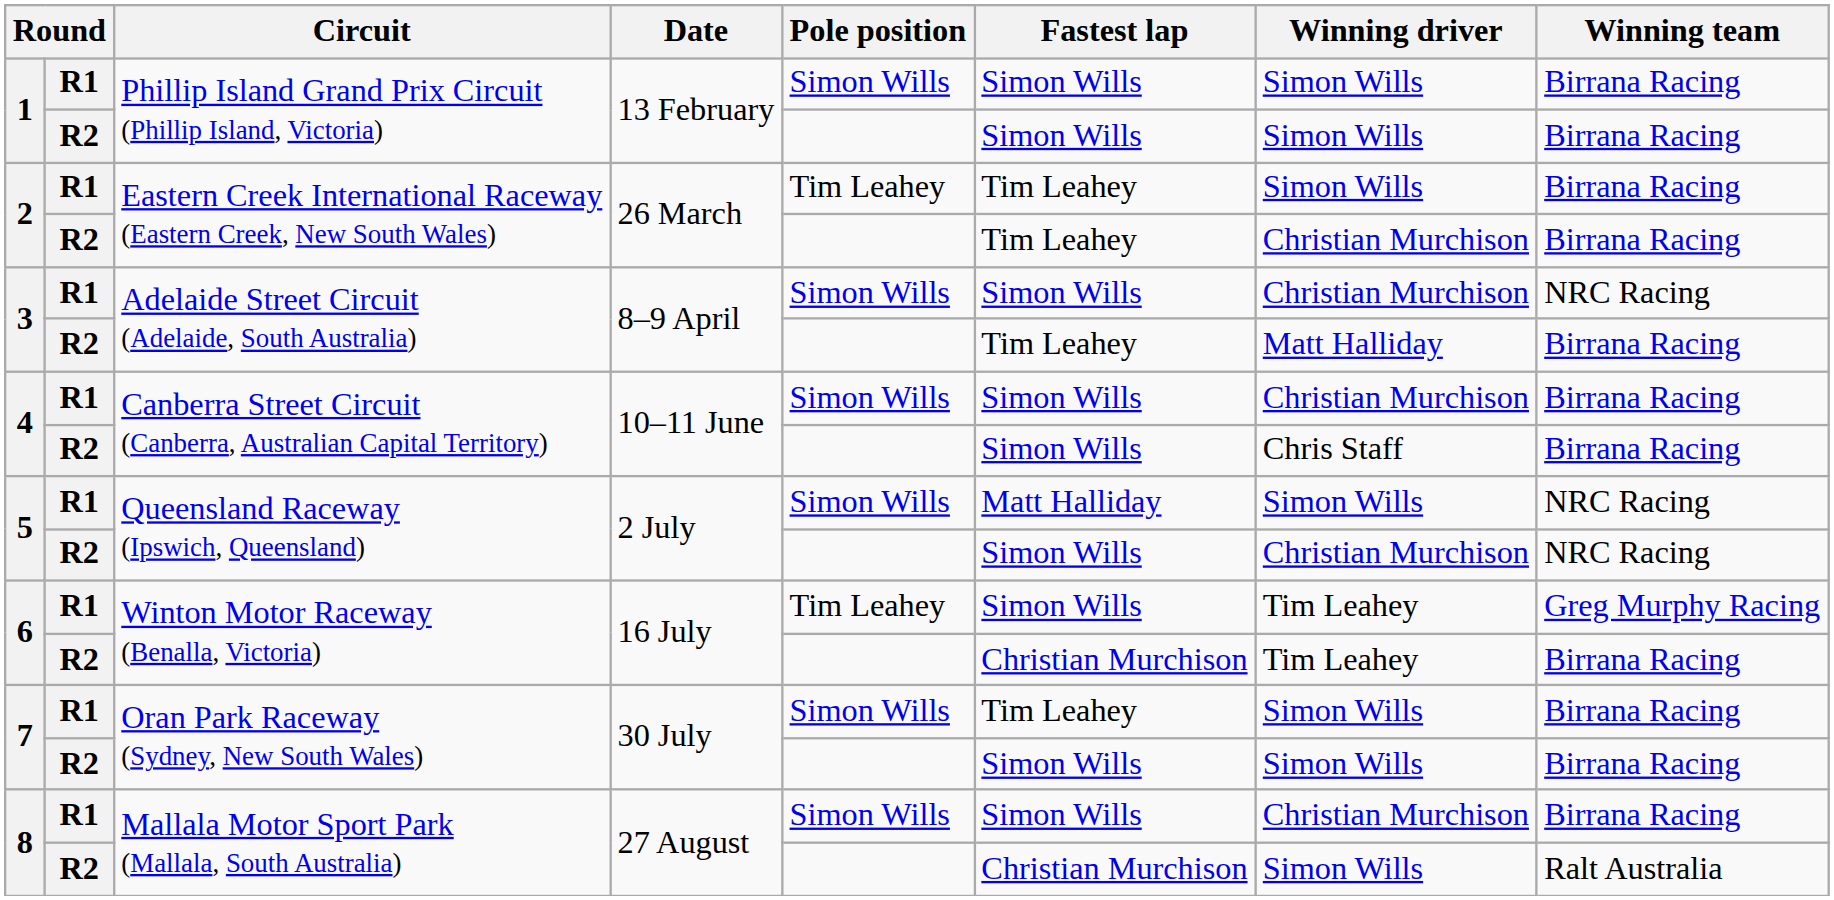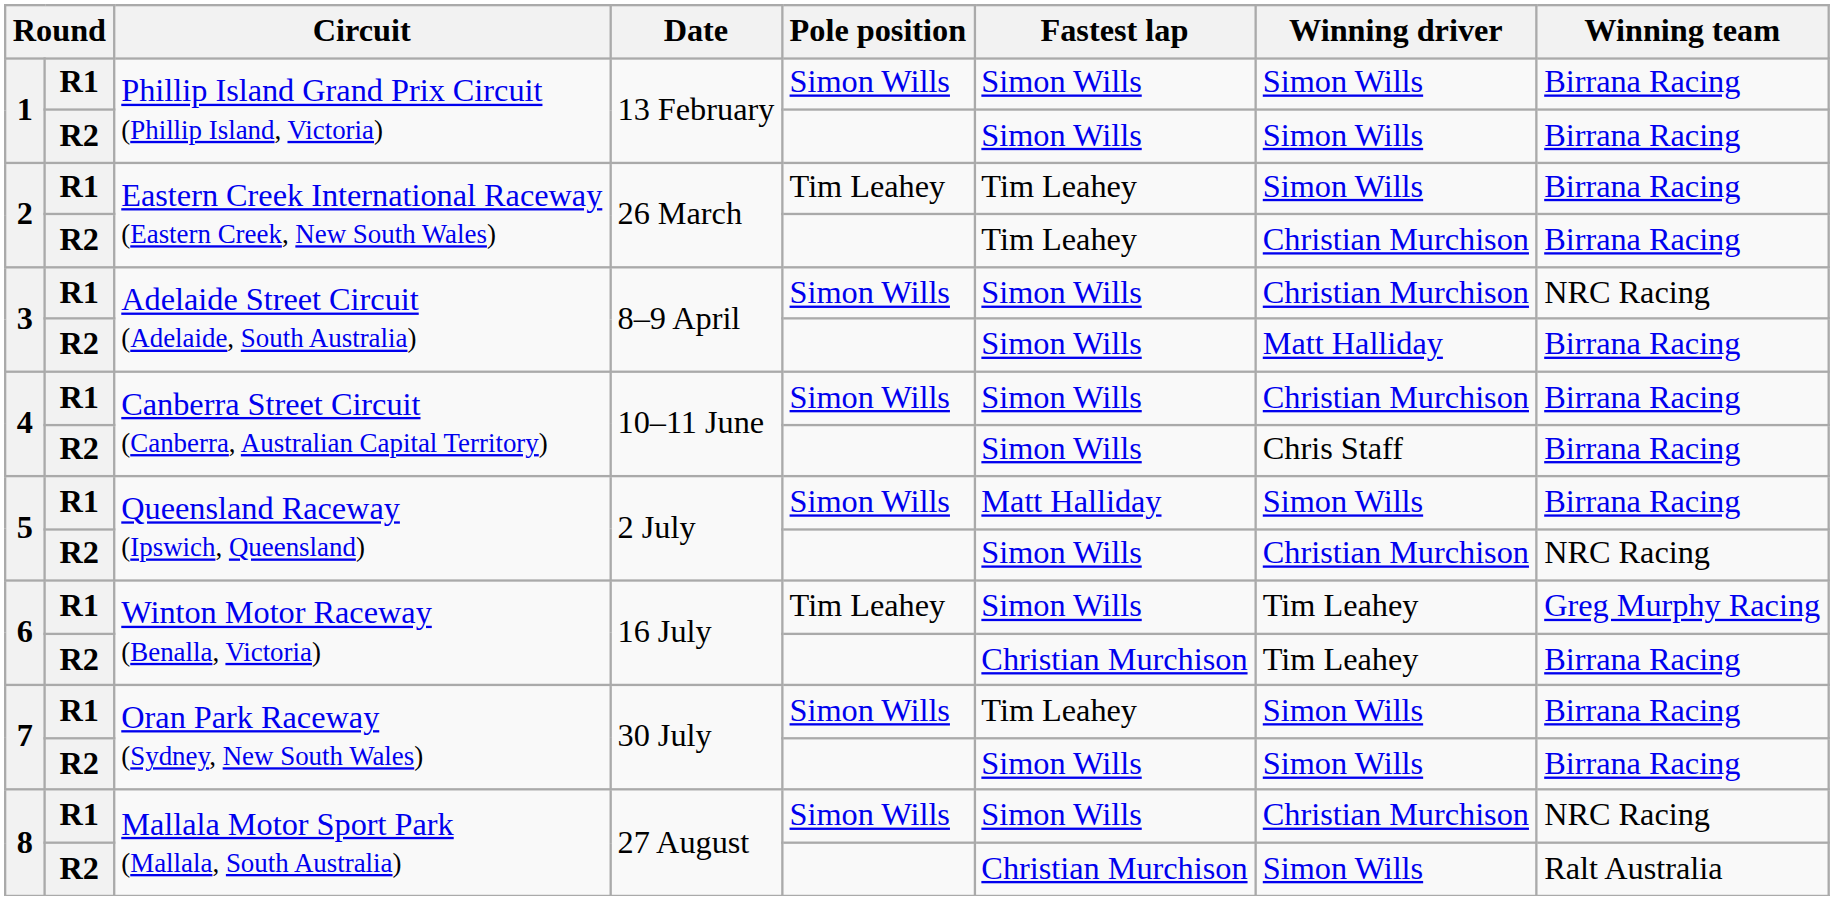(1059, 344) Tim Leahey -> (1062, 344) Simon Wills
(1627, 501) NRC Racing -> (1642, 501) Birrana Racing
(1642, 815) Birrana Racing -> (1627, 815) NRC Racing
